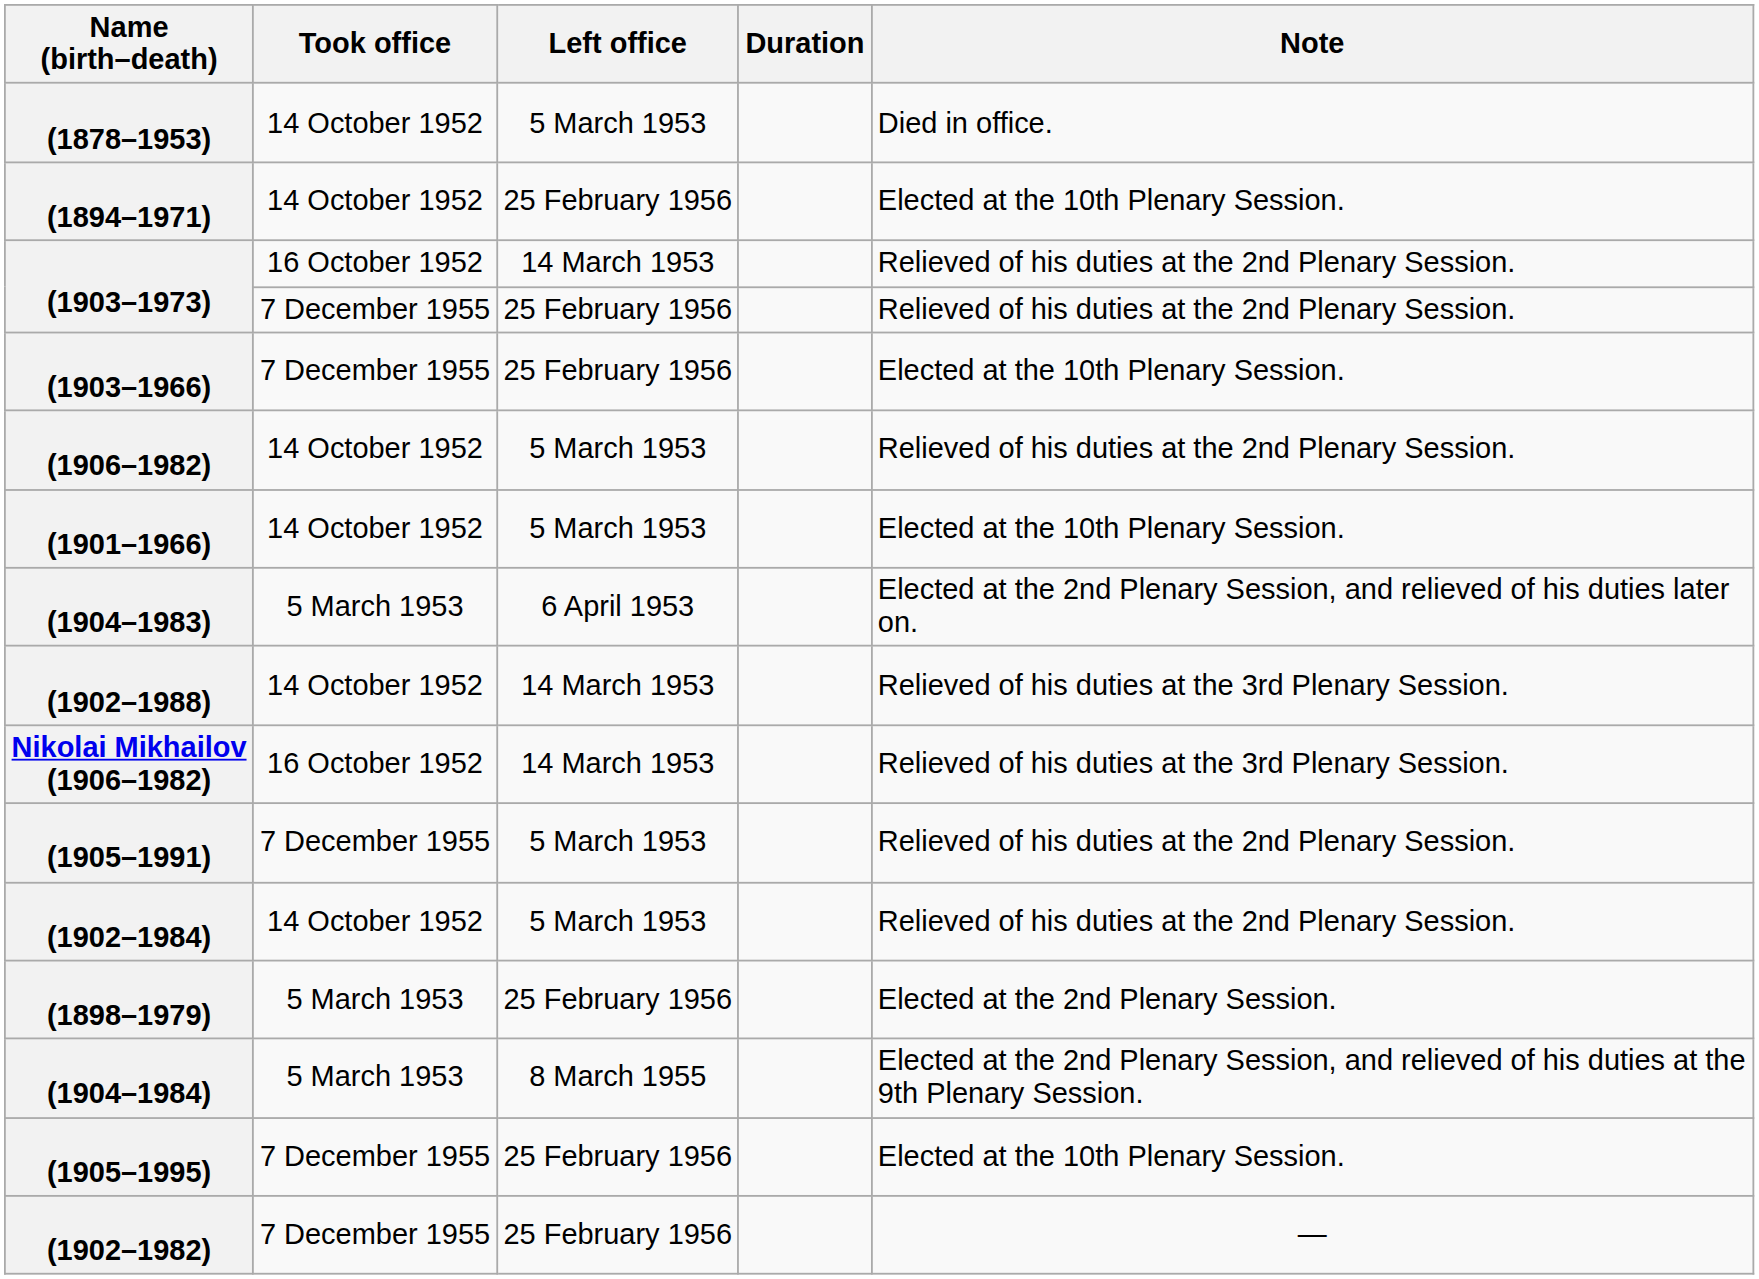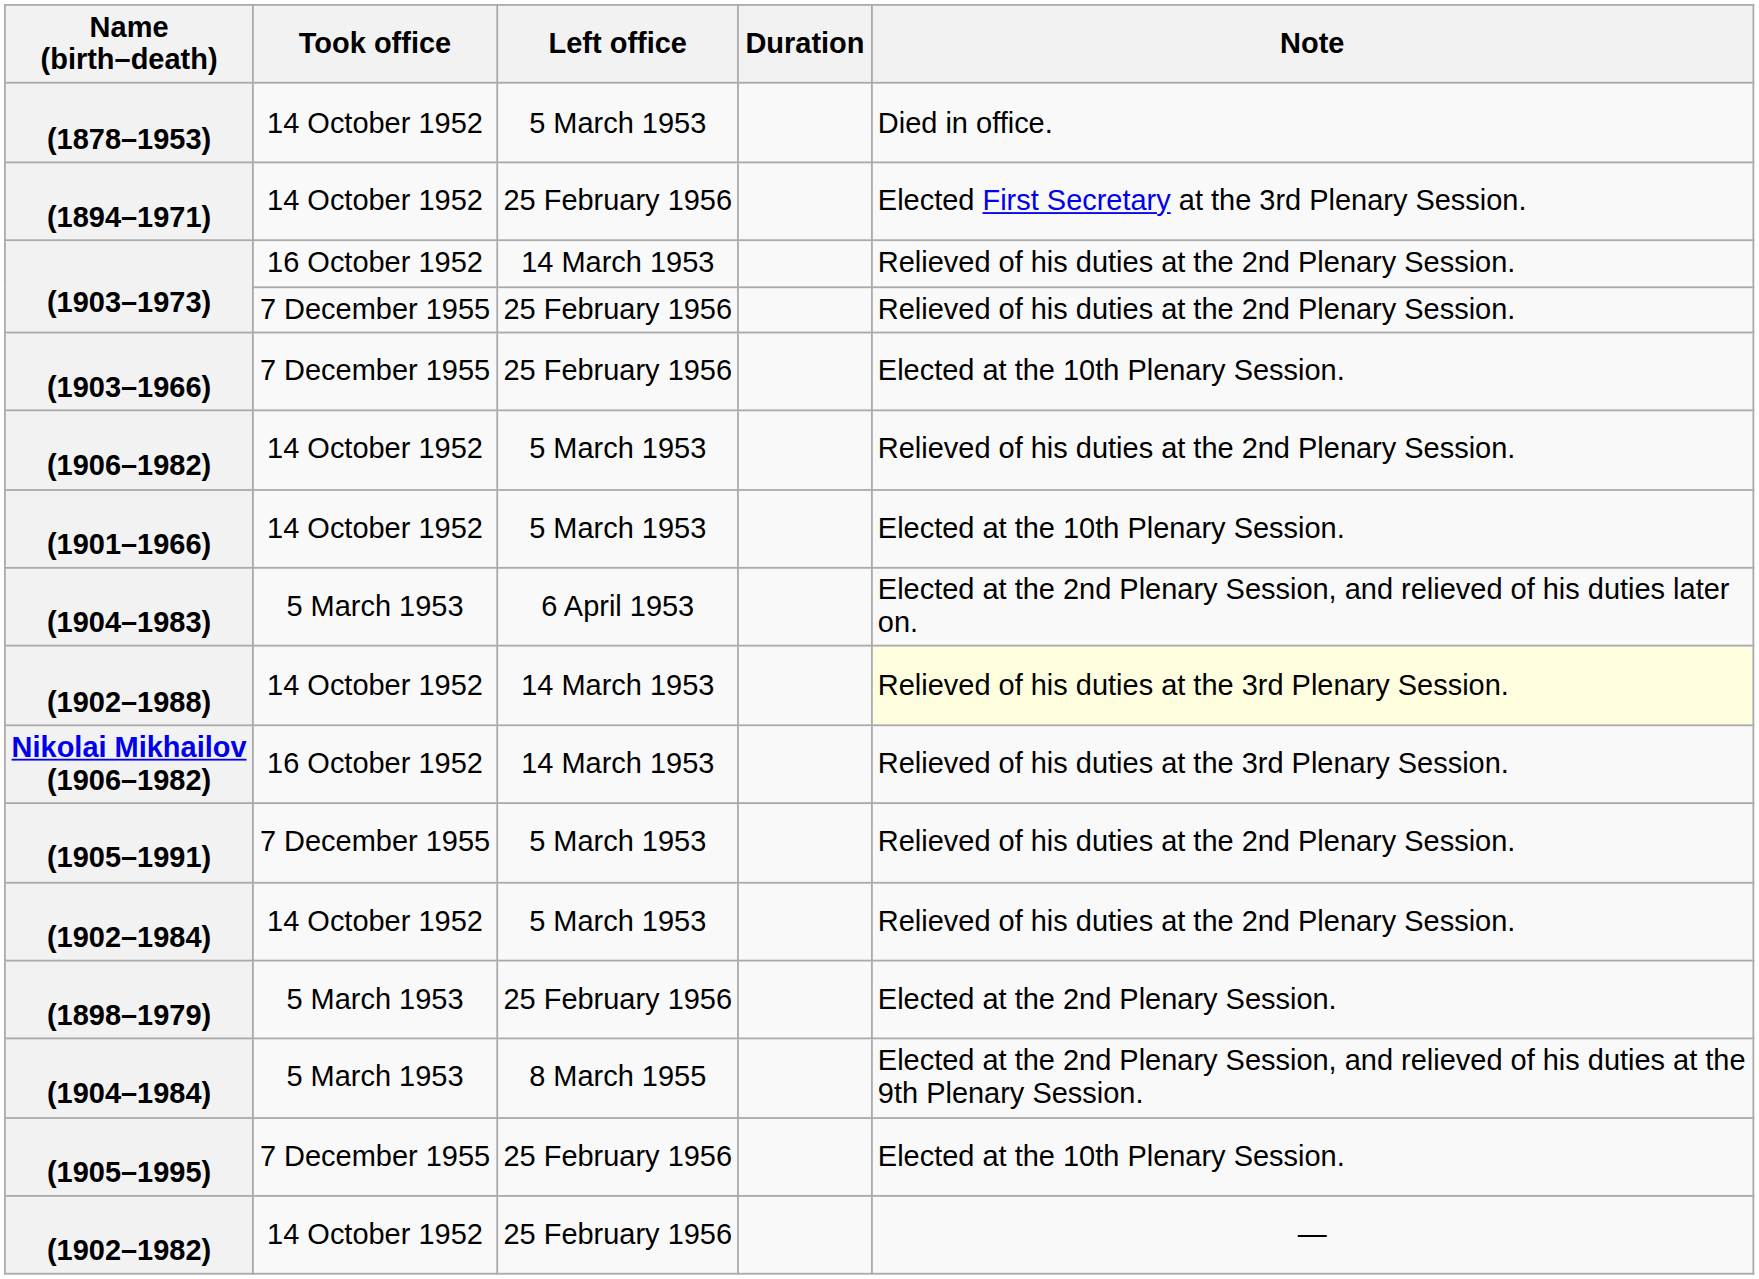(1111, 200) Elected at the 10th Plenary Session. -> (1202, 200) Elected First Secretary at the 3rd Plenary Session.
(1193, 685) no background -> (1193, 685) lightyellow background
(375, 1234) 7 December 1955 -> (375, 1234) 14 October 1952
